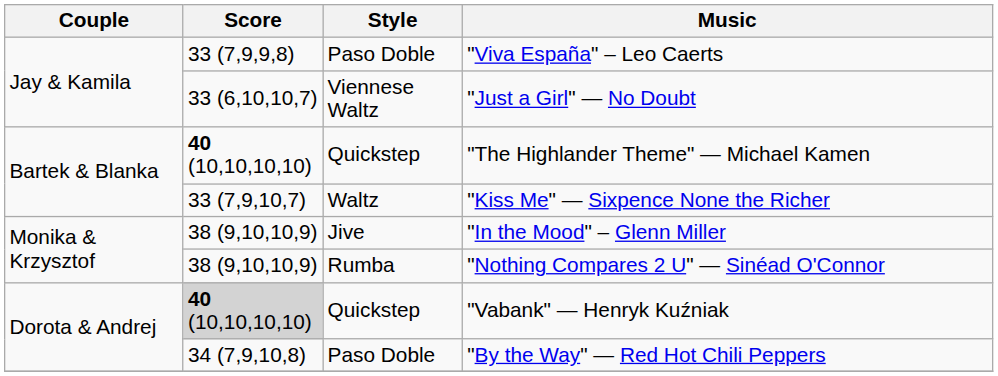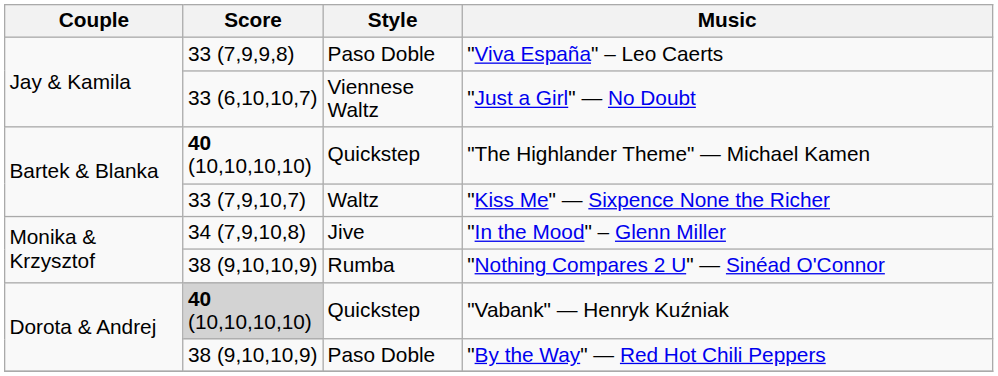(253, 232) 38 (9,10,10,9) -> (247, 232) 34 (7,9,10,8)
(247, 355) 34 (7,9,10,8) -> (253, 355) 38 (9,10,10,9)
